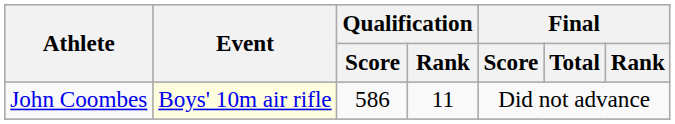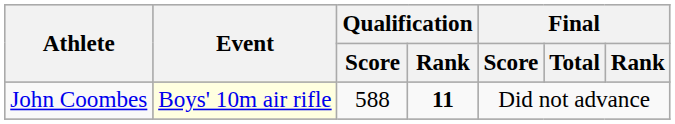(372, 100) 586 -> (372, 100) 588
(443, 100) normal -> (443, 100) bold
